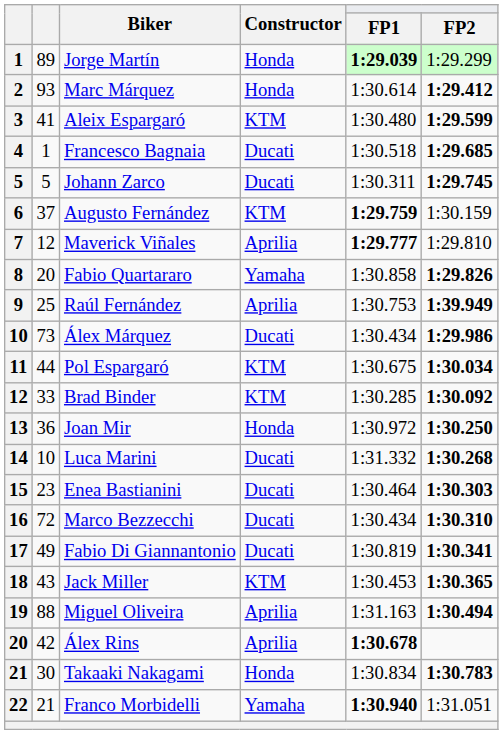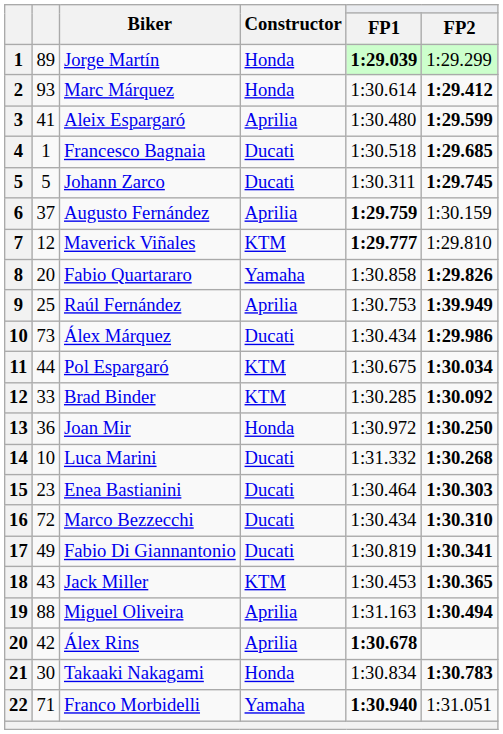(265, 120) KTM -> (271, 120) Aprilia
(265, 212) KTM -> (271, 212) Aprilia
(271, 243) Aprilia -> (265, 243) KTM
(46, 704) 21 -> (46, 704) 71
